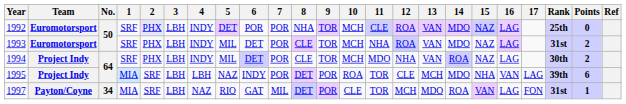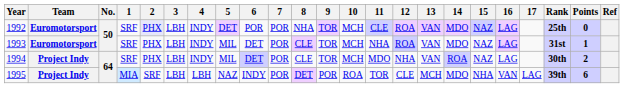(587, 43) 2 -> (586, 43) 1
- row: (16, 90)
